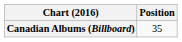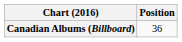(157, 28) 35 -> (157, 28) 36
